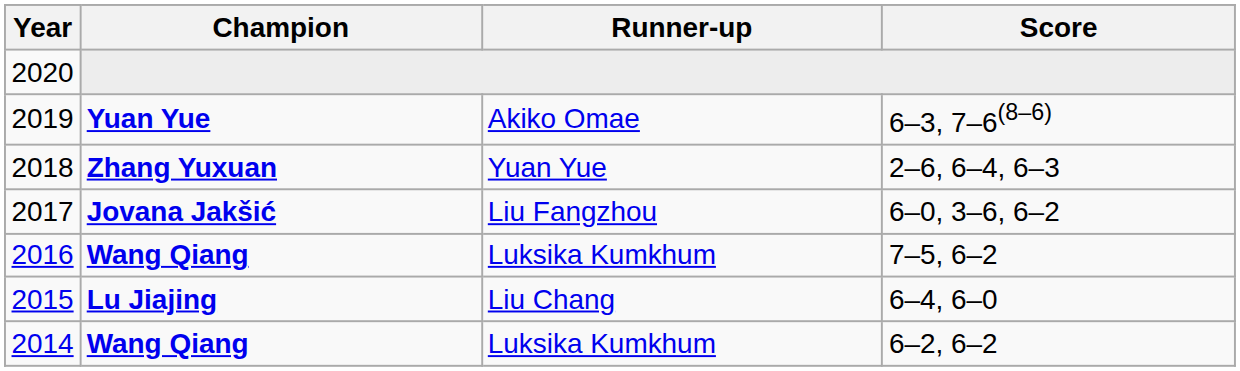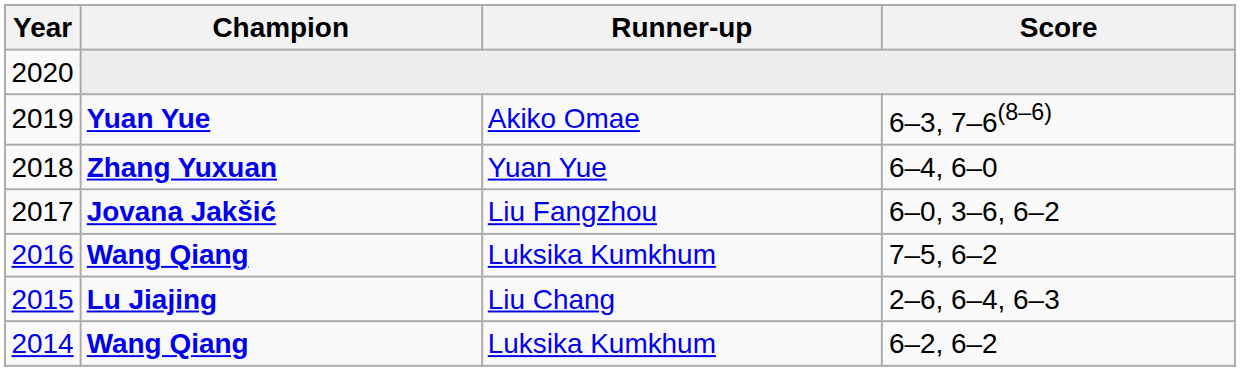(974, 167) 2–6, 6–4, 6–3 -> (943, 167) 6–4, 6–0
(943, 300) 6–4, 6–0 -> (974, 300) 2–6, 6–4, 6–3
